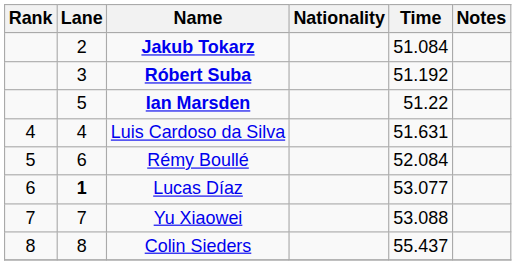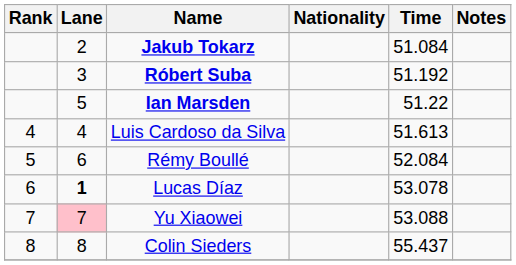(421, 132) 51.631 -> (421, 132) 51.613
(421, 189) 53.077 -> (421, 189) 53.078
(82, 217) no background -> (82, 217) pink background
